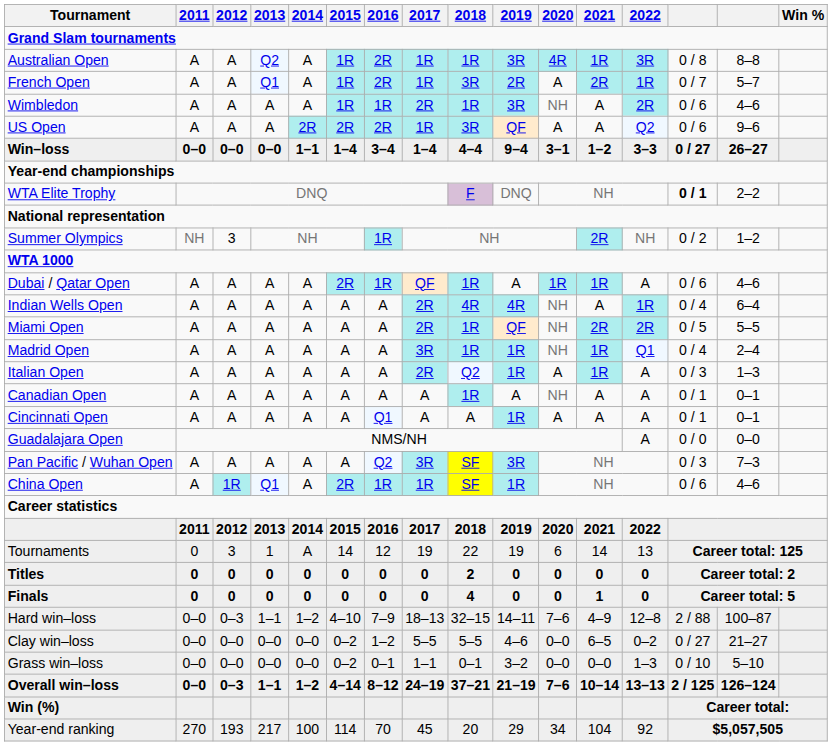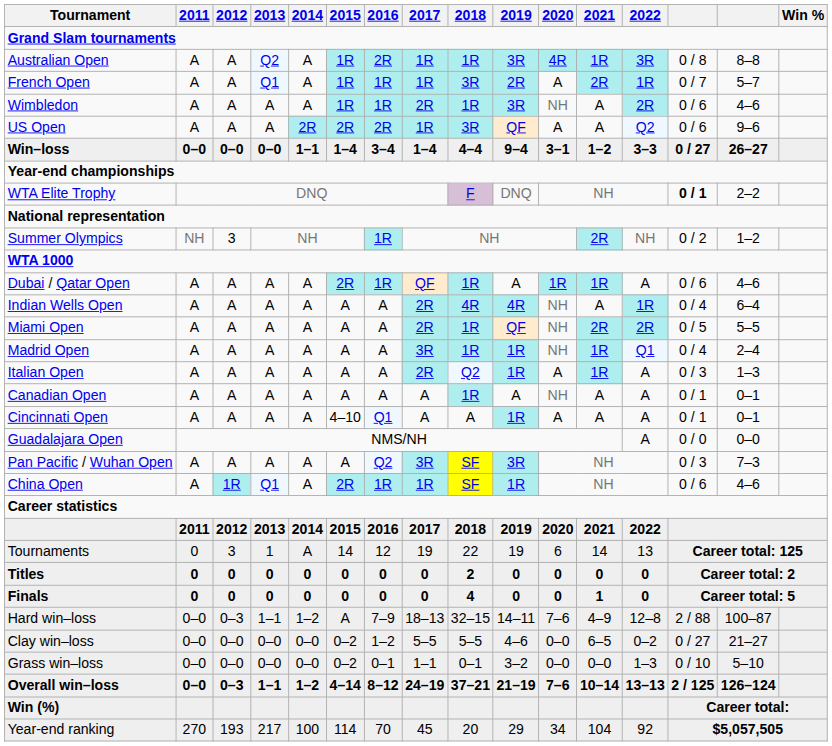(383, 82) 2R -> (383, 82) 1R
(345, 417) A -> (345, 417) 4–10
(345, 618) 4–10 -> (345, 618) A
